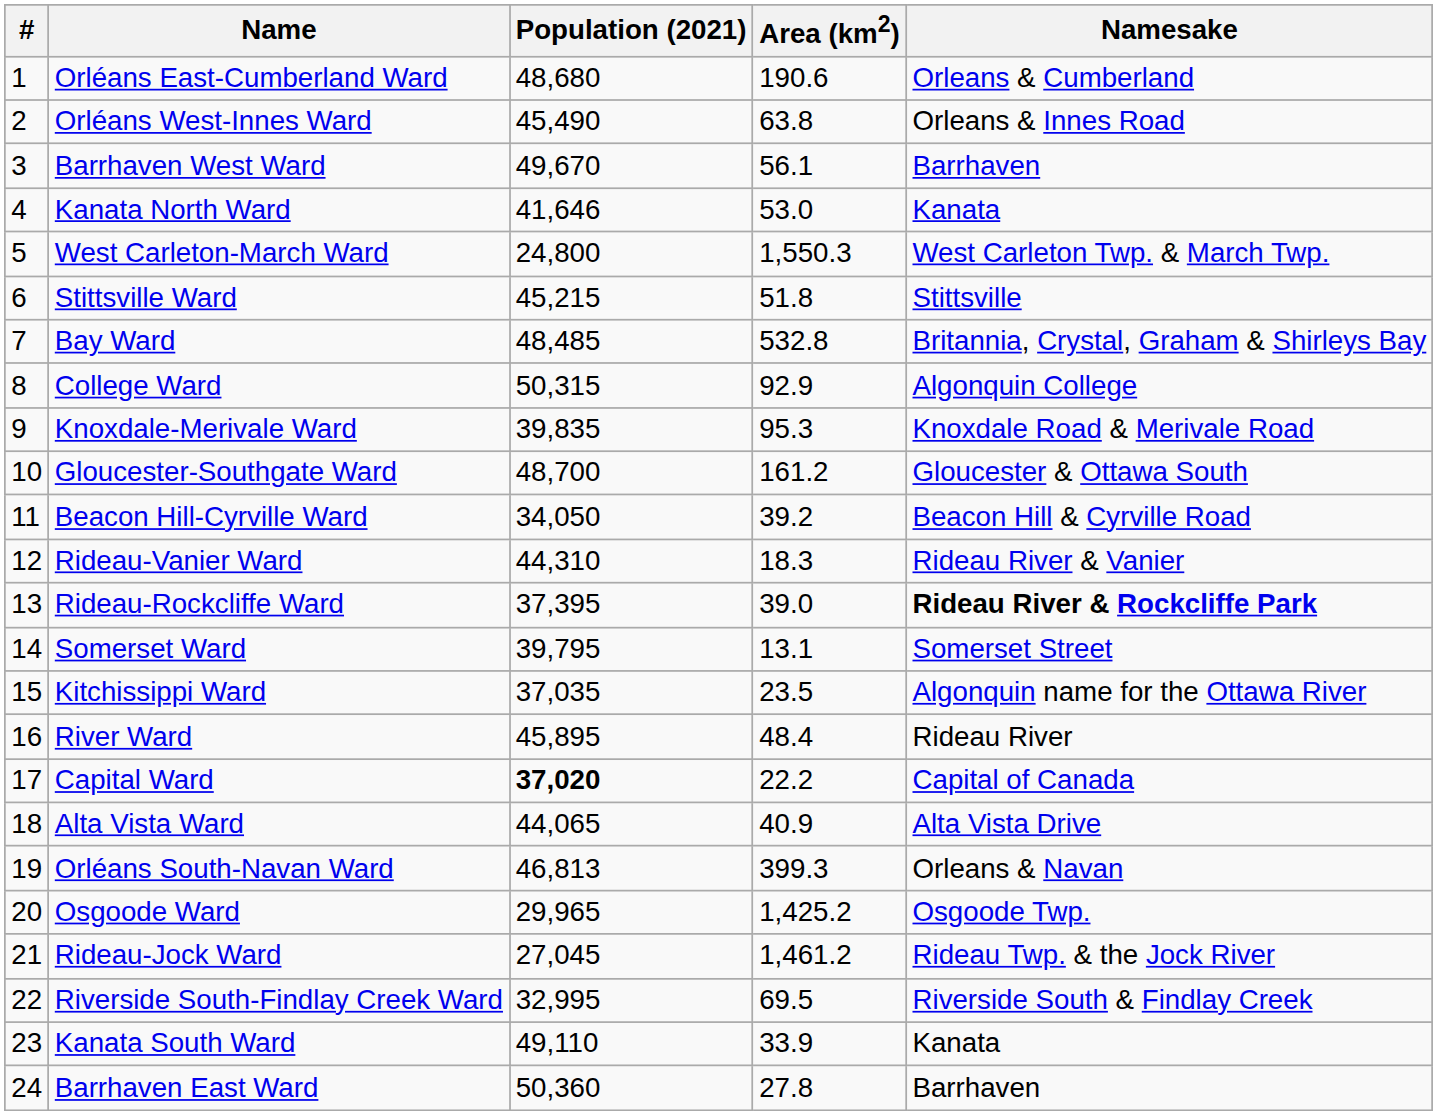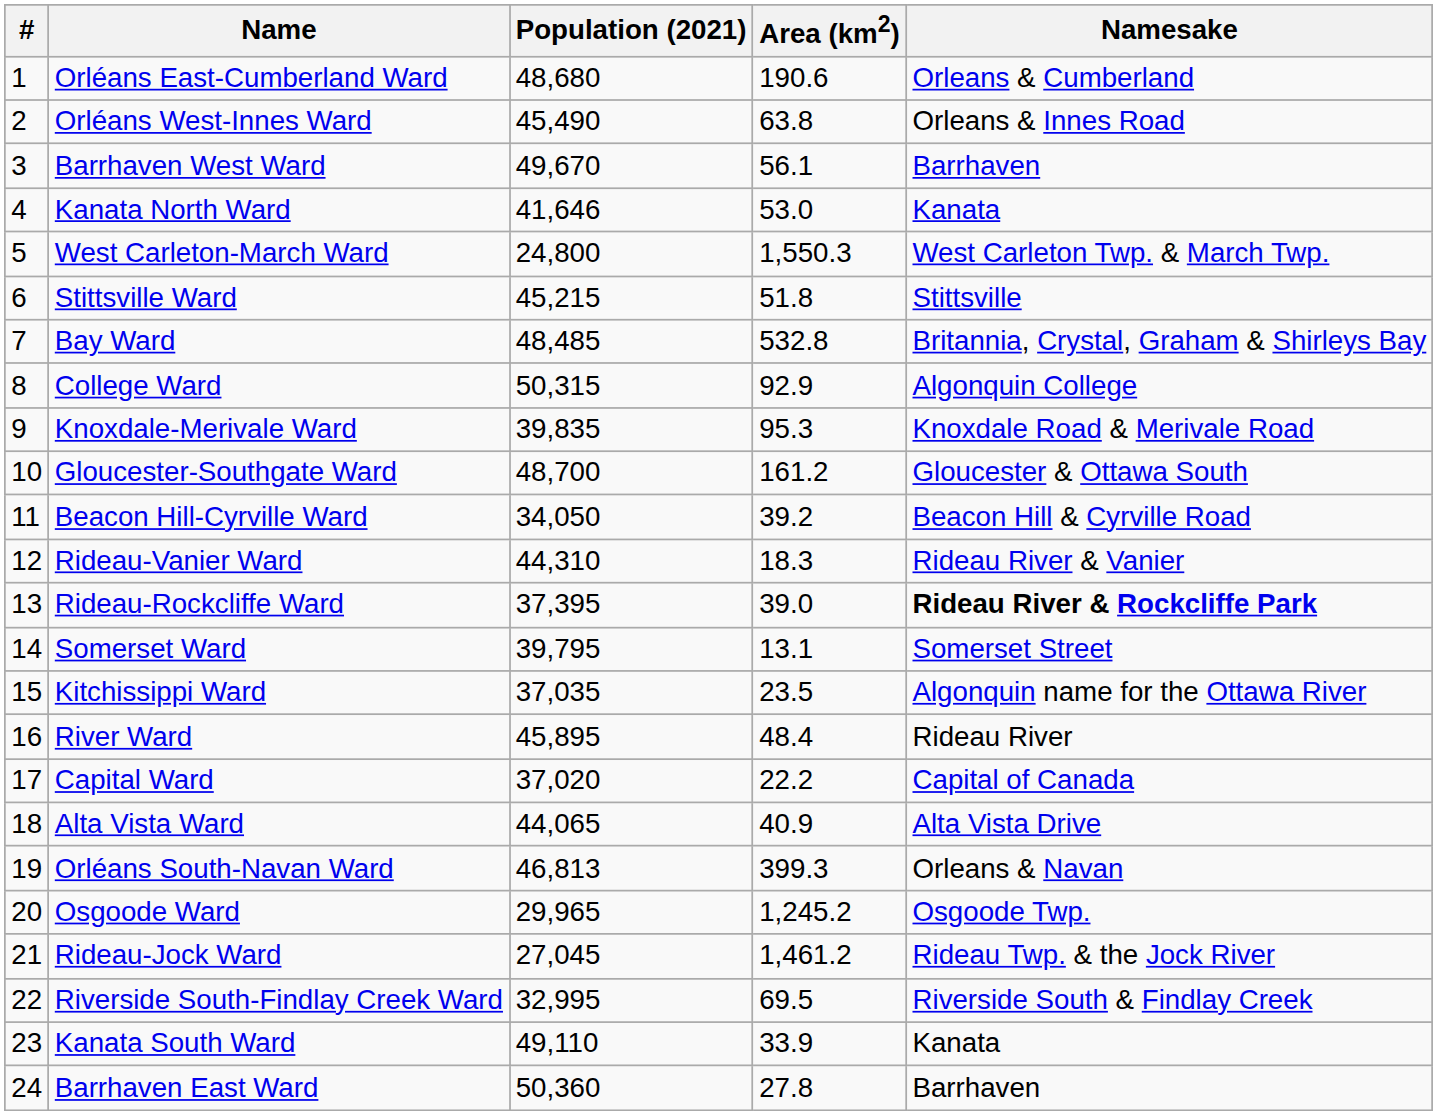(558, 780) bold -> (558, 780) normal
(805, 911) 1,425.2 -> (805, 911) 1,245.2
